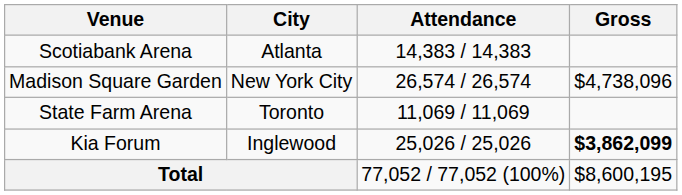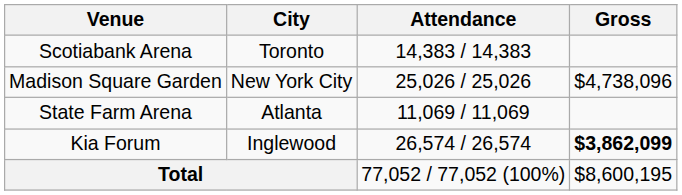(292, 50) Atlanta -> (292, 50) Toronto
(463, 81) 26,574 / 26,574 -> (463, 81) 25,026 / 25,026
(292, 112) Toronto -> (292, 112) Atlanta
(463, 143) 25,026 / 25,026 -> (463, 143) 26,574 / 26,574
